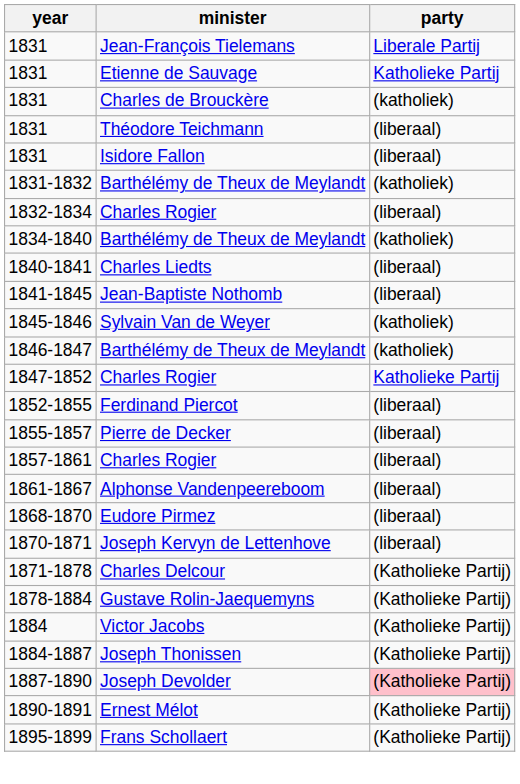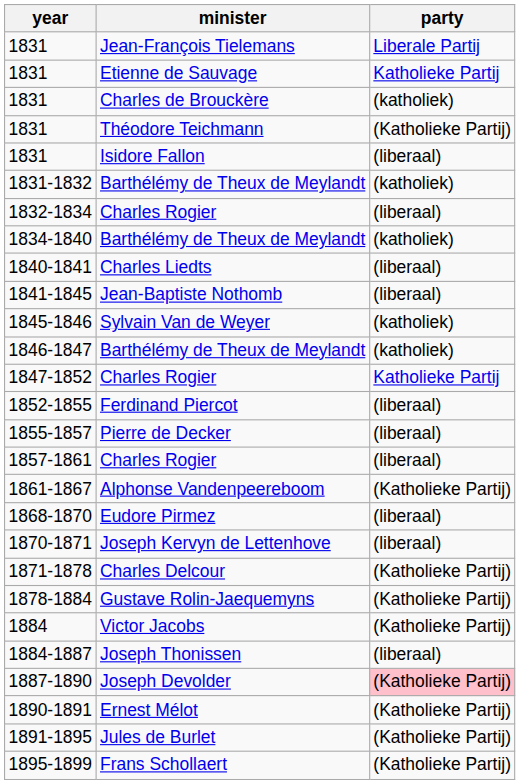(407, 128) (liberaal) -> (442, 128) (Katholieke Partij)
(407, 488) (liberaal) -> (442, 488) (Katholieke Partij)
(442, 654) (Katholieke Partij) -> (407, 654) (liberaal)
+ row: (50, 737)
